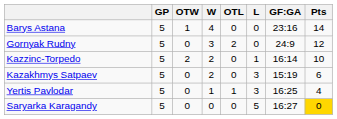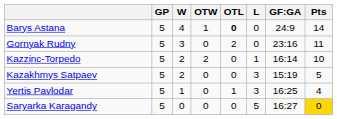columns swapped: (211, 12) <-> (187, 12)
(234, 28) normal -> (234, 28) bold
(285, 28) 23:16 -> (285, 28) 24:9
(285, 43) 24:9 -> (285, 43) 23:16
(319, 43) 12 -> (319, 43) 11
(319, 75) 6 -> (319, 75) 5
